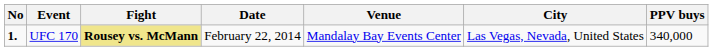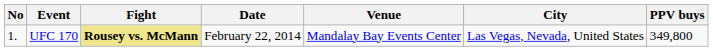(12, 35) bold -> (12, 35) normal
(671, 35) 340,000 -> (671, 35) 349,800
